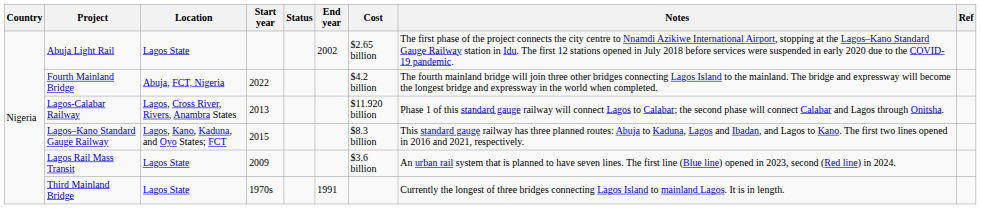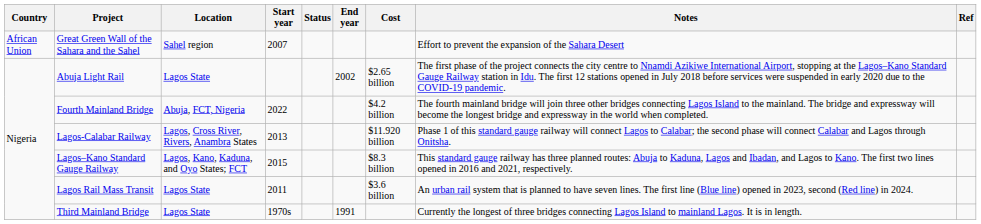+ row: (104, 44)
(259, 163) 2009 -> (277, 190) 2011
